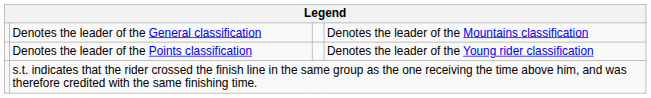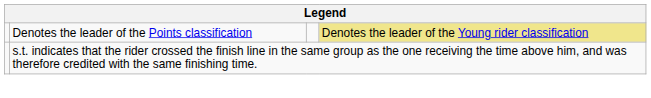- row: (137, 32)
(460, 51) no background -> (455, 32) khaki background
